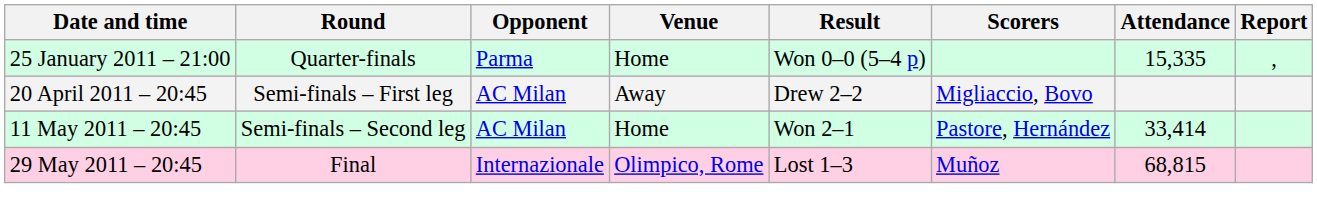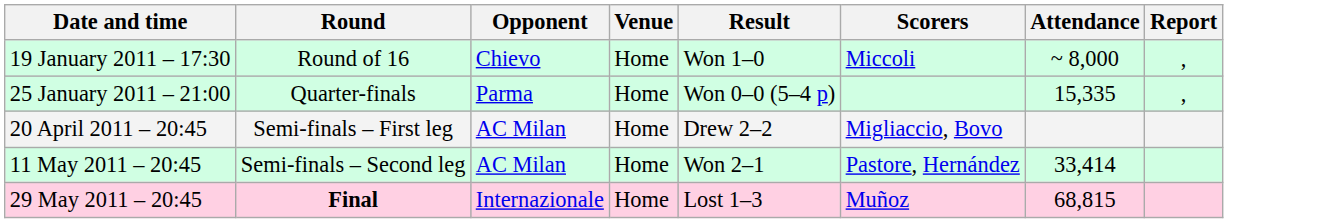+ row: (120, 57)
(640, 93) Away -> (642, 128) Home
(353, 164) normal -> (353, 199) bold
(689, 164) Olimpico, Rome -> (642, 199) Home
